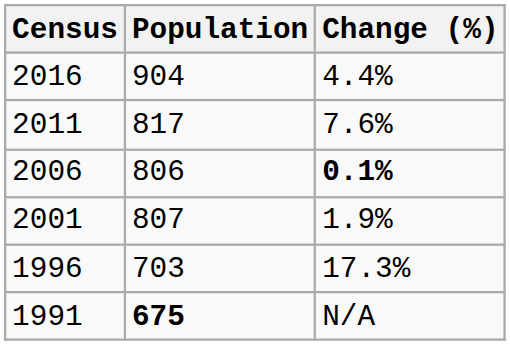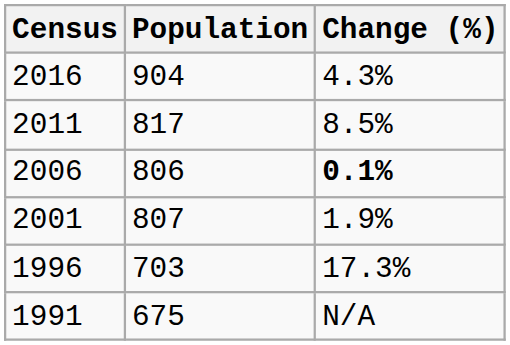(357, 77) 4.4% -> (357, 77) 4.3%
(357, 125) 7.6% -> (357, 125) 8.5%
(158, 316) bold -> (158, 316) normal
